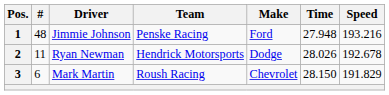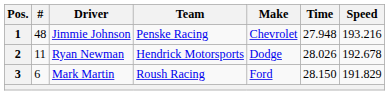(261, 34) Ford -> (273, 34) Chevrolet
(273, 74) Chevrolet -> (261, 74) Ford
